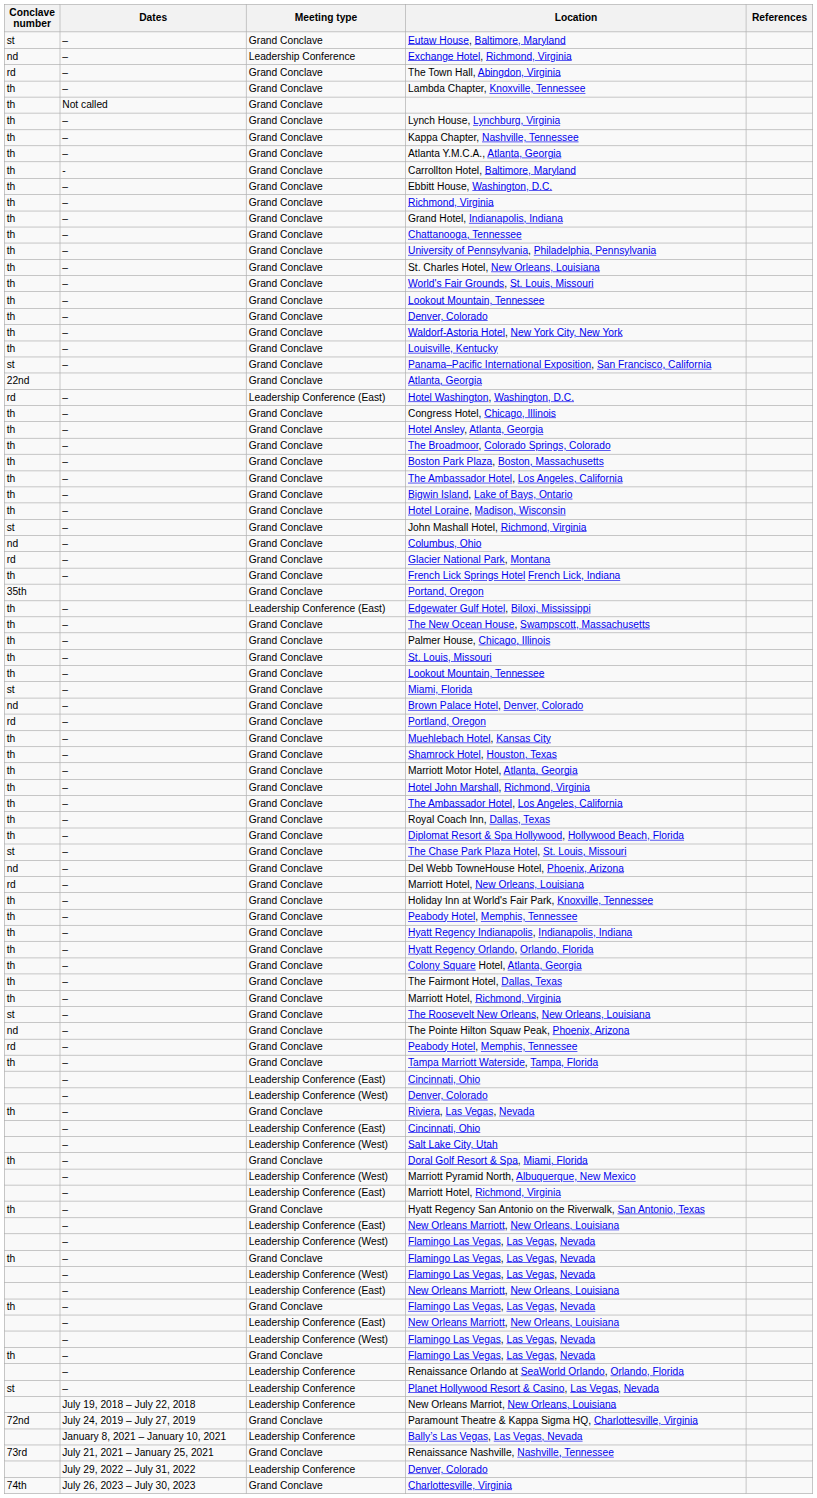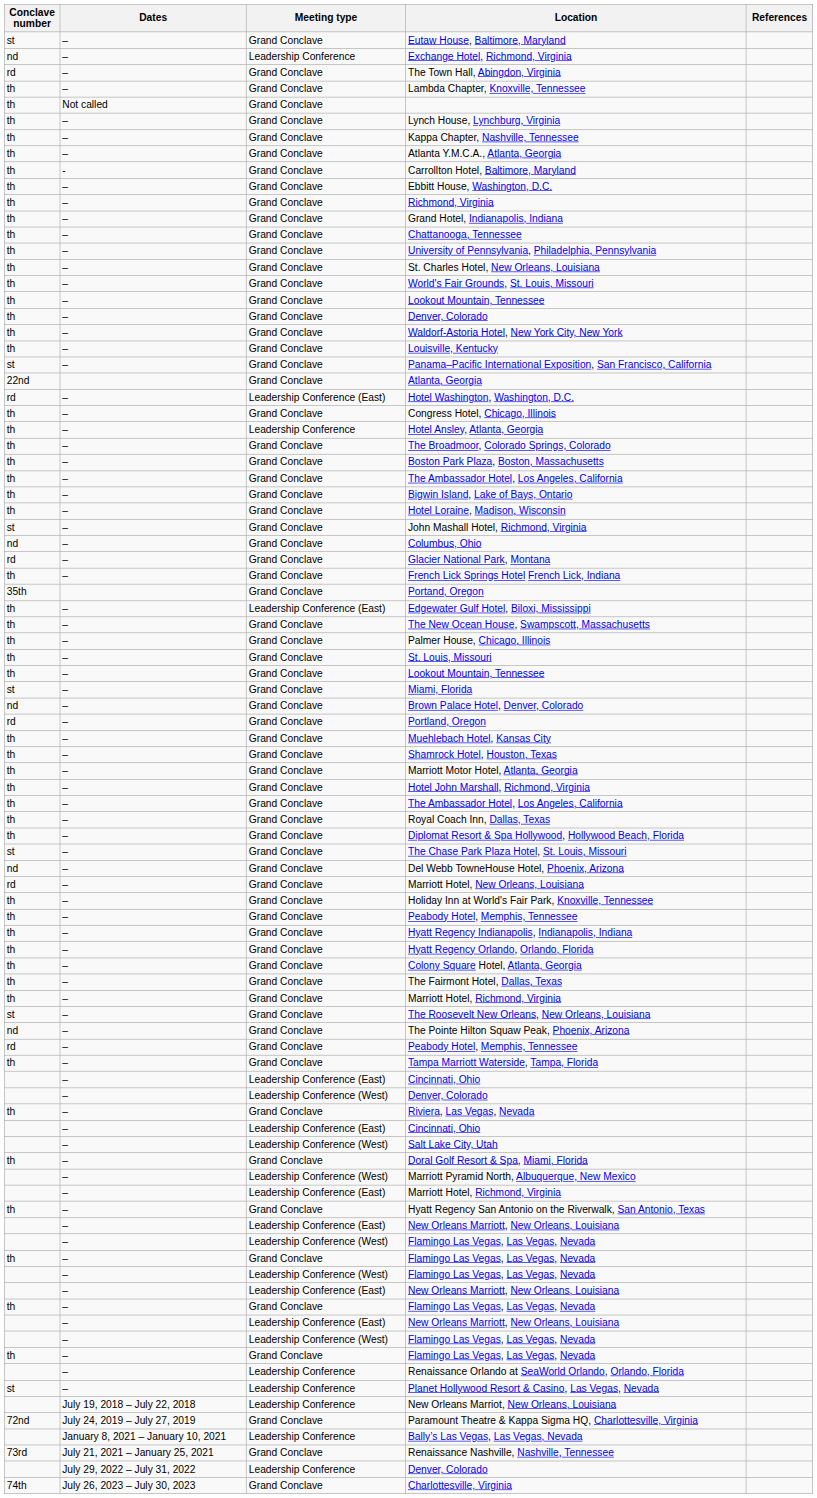(286, 430) Grand Conclave -> (302, 430) Leadership Conference
